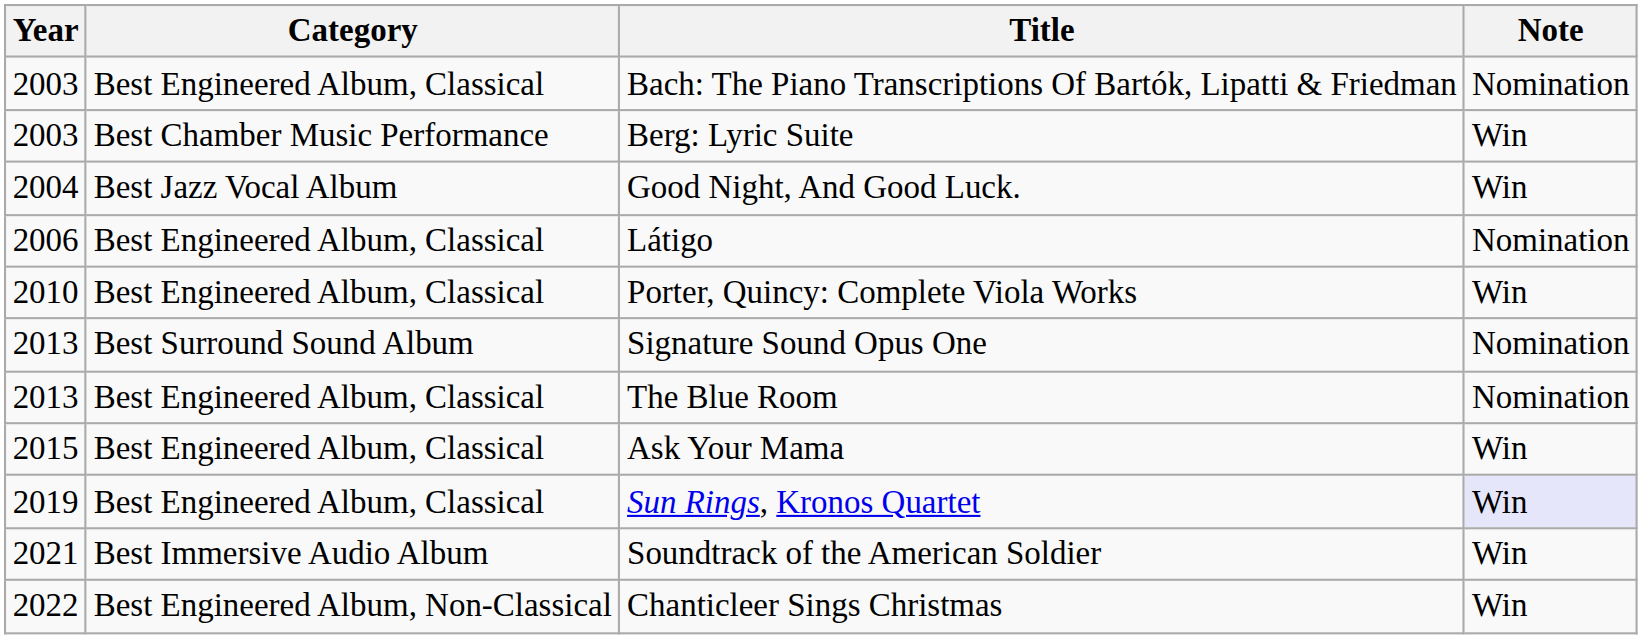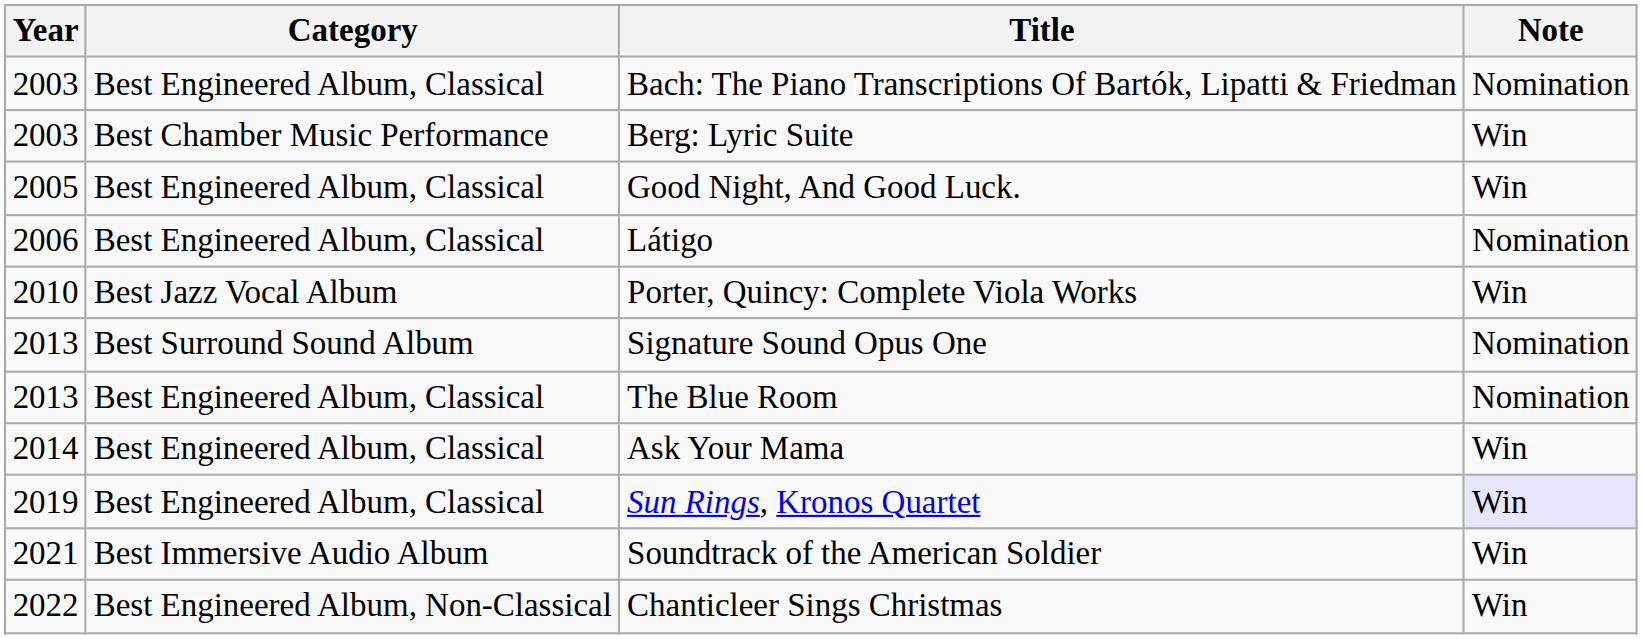(46, 187) 2004 -> (46, 187) 2005
(246, 187) Best Jazz Vocal Album -> (319, 187) Best Engineered Album, Classical
(319, 291) Best Engineered Album, Classical -> (246, 291) Best Jazz Vocal Album
(46, 448) 2015 -> (46, 448) 2014
